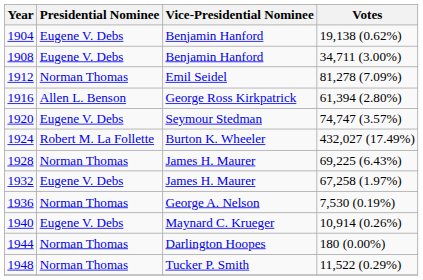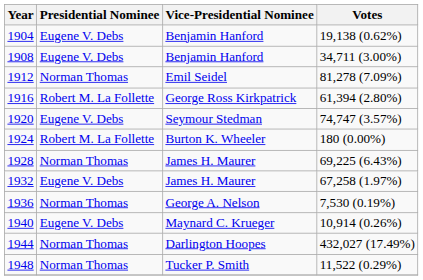(83, 98) Allen L. Benson -> (97, 98) Robert M. La Follette
(367, 139) 432,027 (17.49%) -> (353, 139) 180 (0.00%)
(353, 243) 180 (0.00%) -> (367, 243) 432,027 (17.49%)
